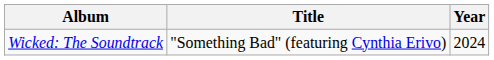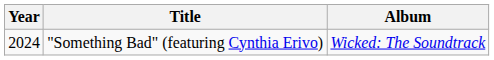columns swapped: (469, 17) <-> (86, 17)
